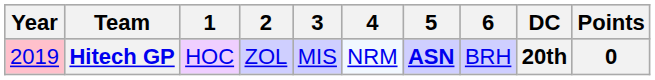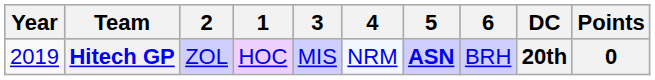columns swapped: (210, 22) <-> (266, 22)
(35, 56) pink background -> (35, 56) no background
